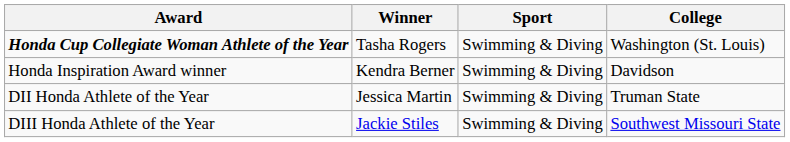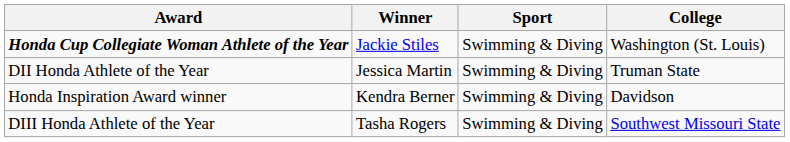(401, 44) Tasha Rogers -> (397, 44) Jackie Stiles
rows swapped: (117, 70) <-> (109, 96)
(397, 123) Jackie Stiles -> (401, 123) Tasha Rogers
